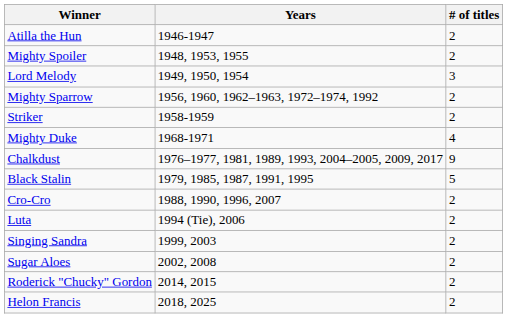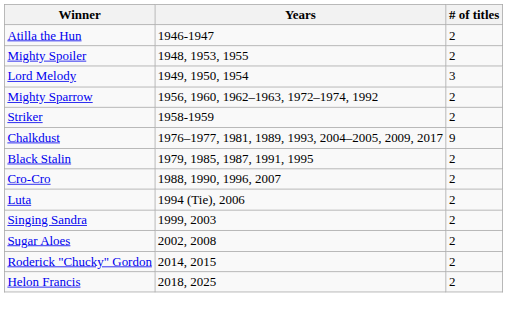- row: (42, 138)
(452, 179) 5 -> (452, 158) 2
